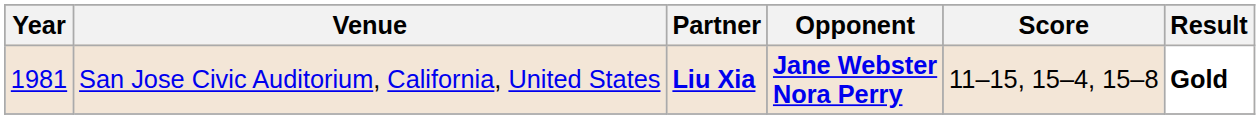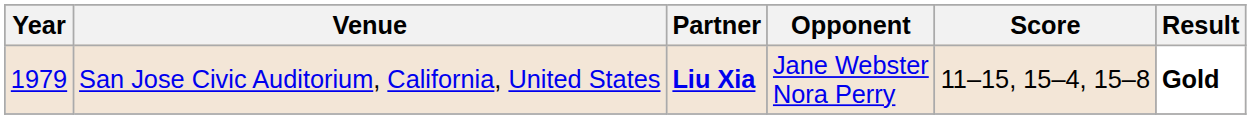(39, 79) 1981 -> (39, 79) 1979
(855, 79) bold -> (851, 79) normal
